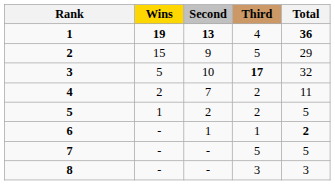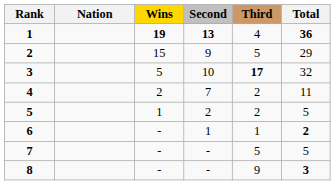+ column: (95, 14)
(257, 170) 3 -> (257, 170) 9
(306, 170) normal -> (306, 170) bold
